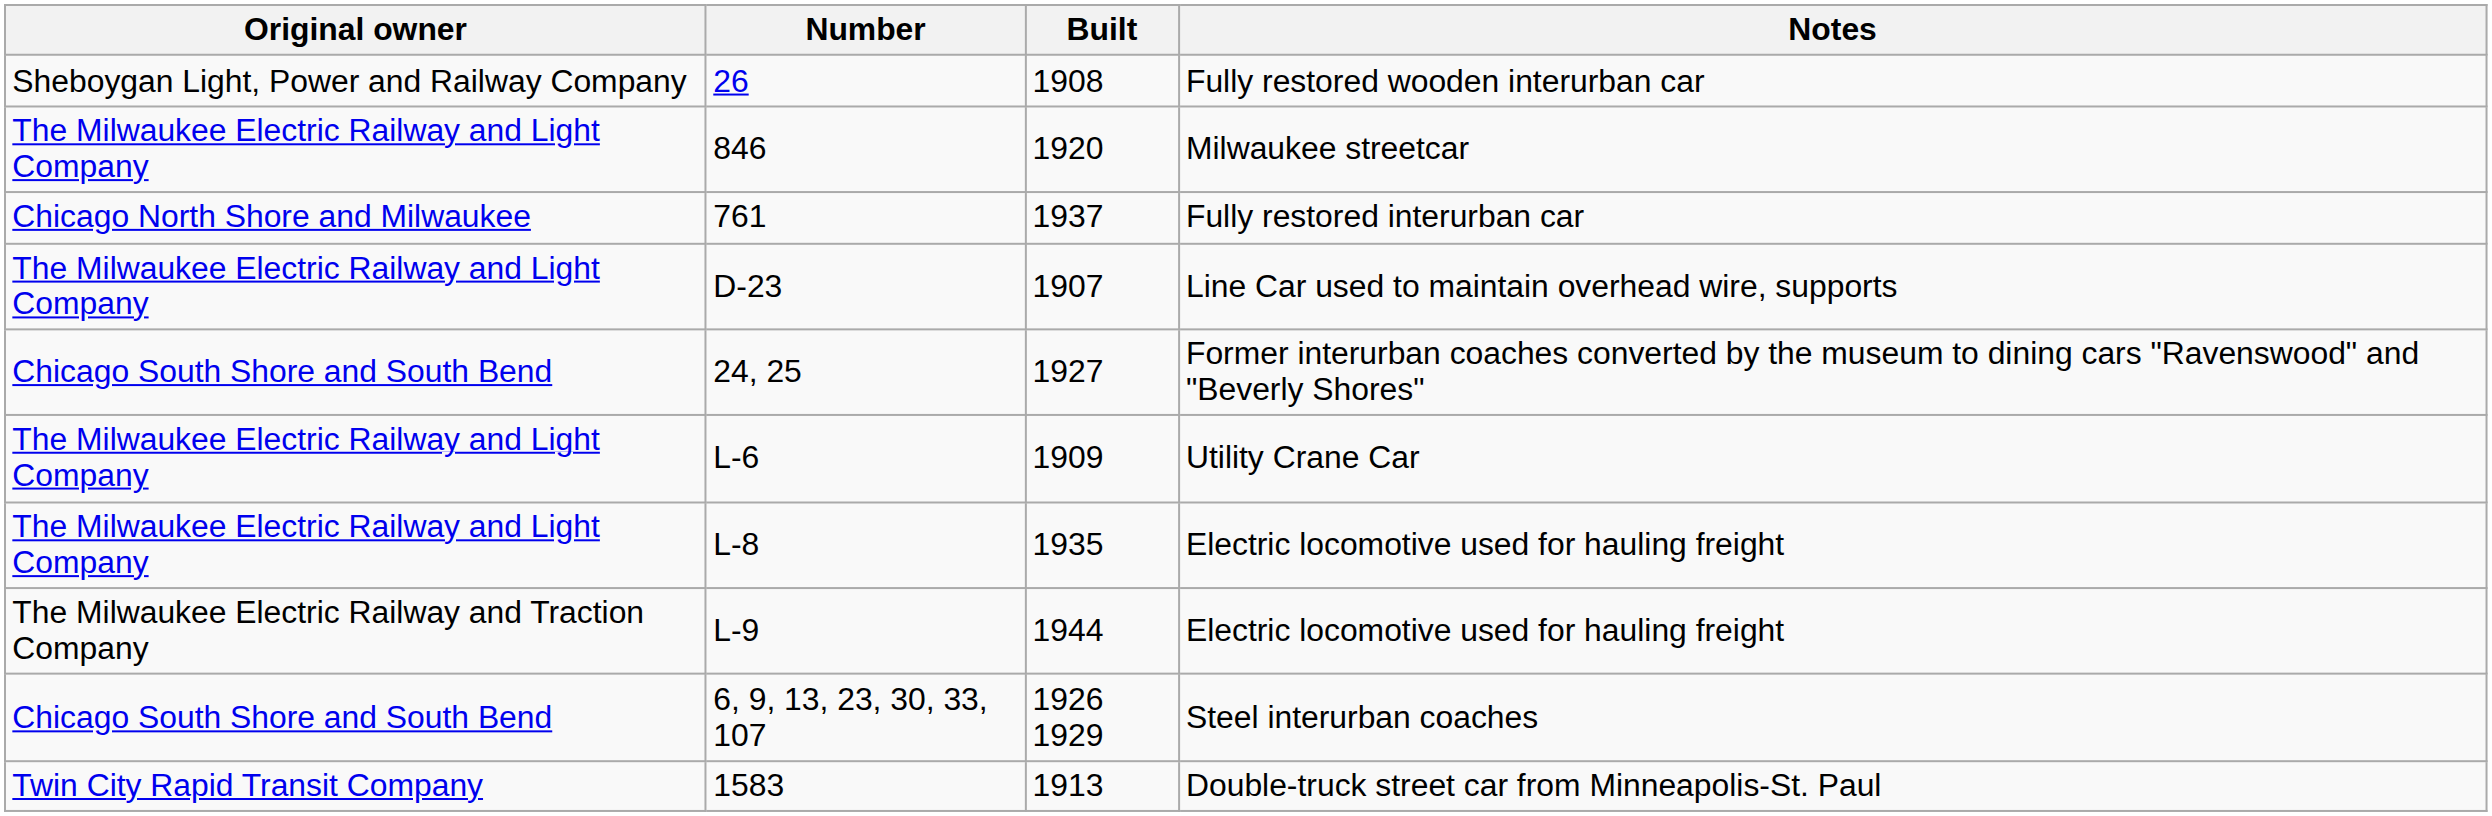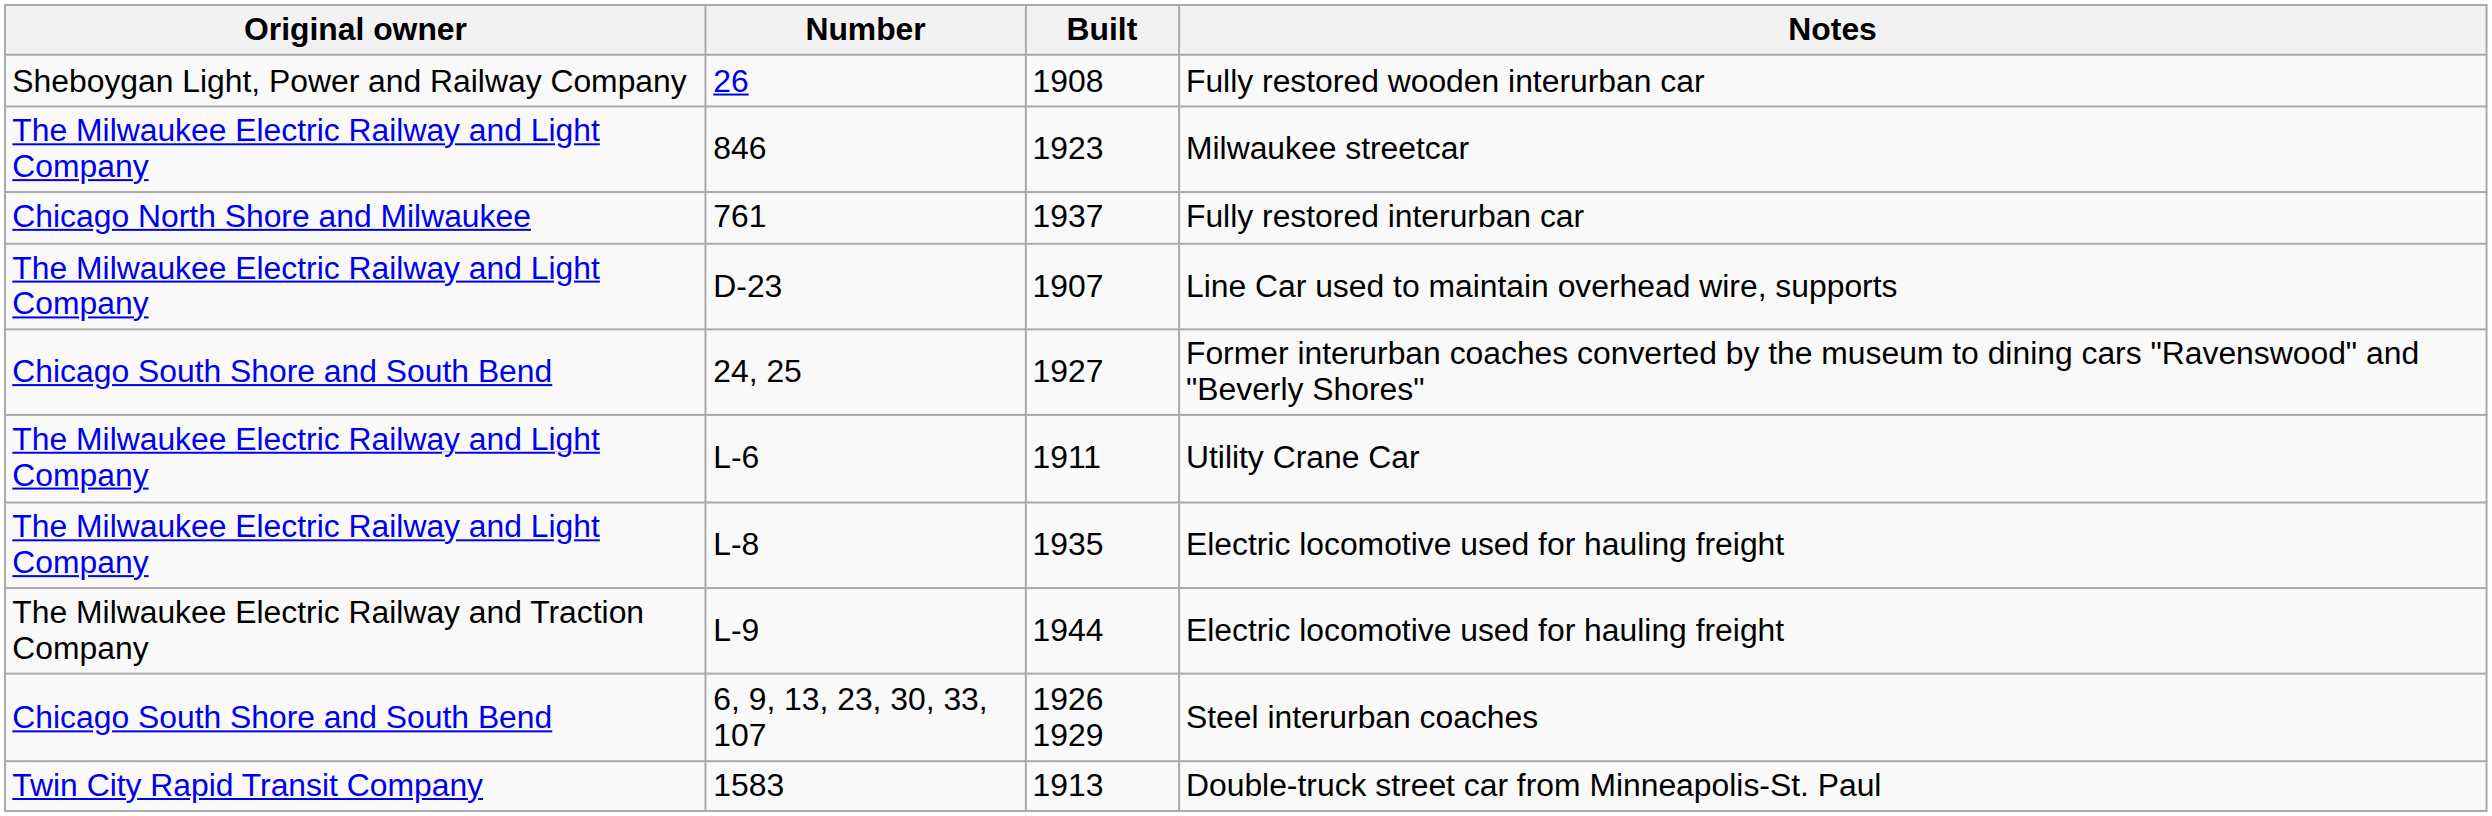(1068, 148) 1920 -> (1068, 148) 1923
(1068, 458) 1909 -> (1067, 458) 1911
